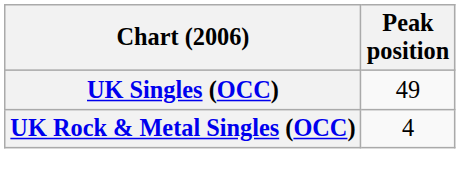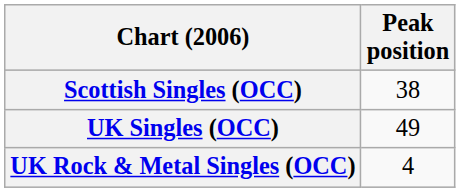+ row: (183, 89)
